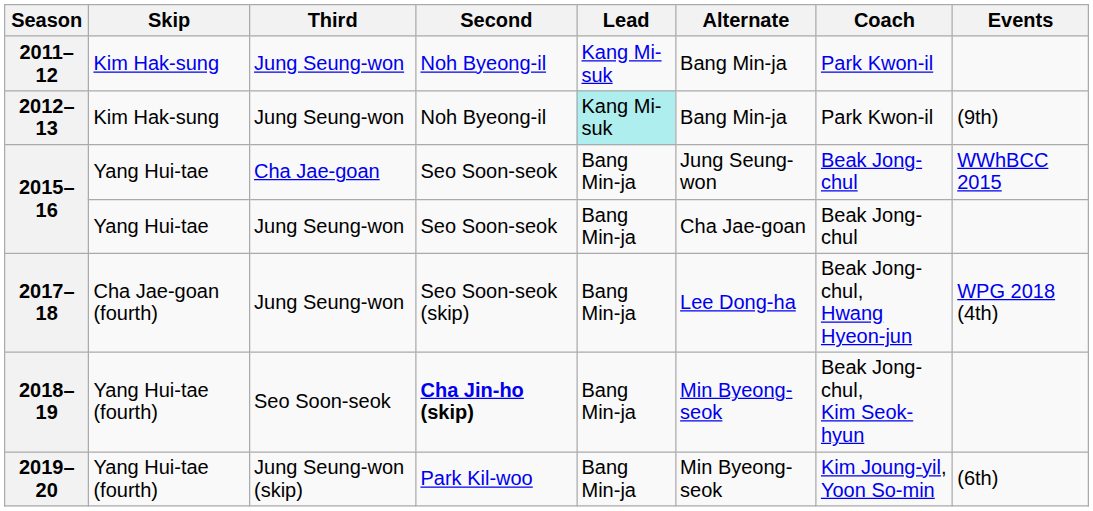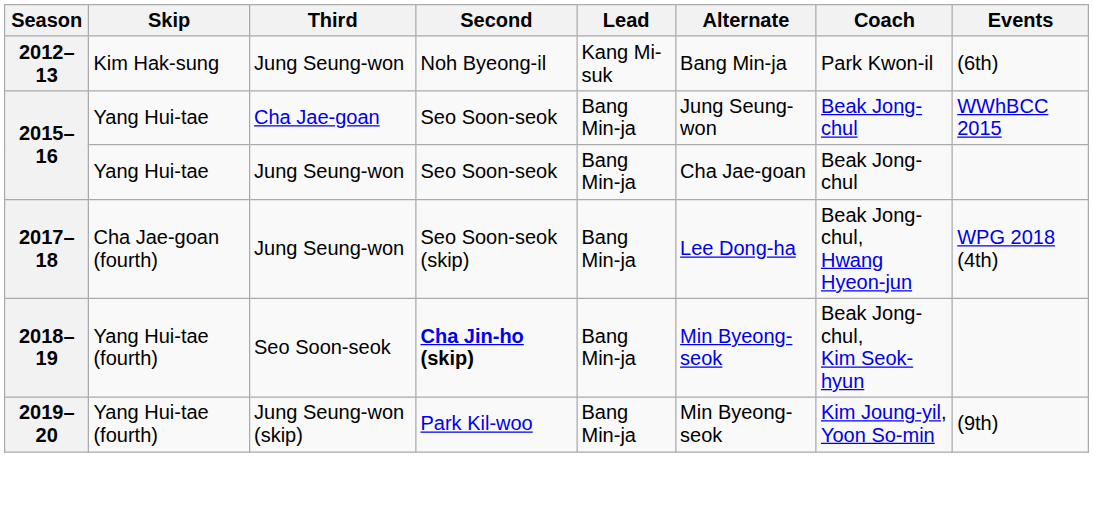- row: (47, 63)
(622, 117) paleturquoise background -> (622, 63) no background
(978, 117) (9th) -> (978, 63) (6th)
(978, 478) (6th) -> (978, 424) (9th)
